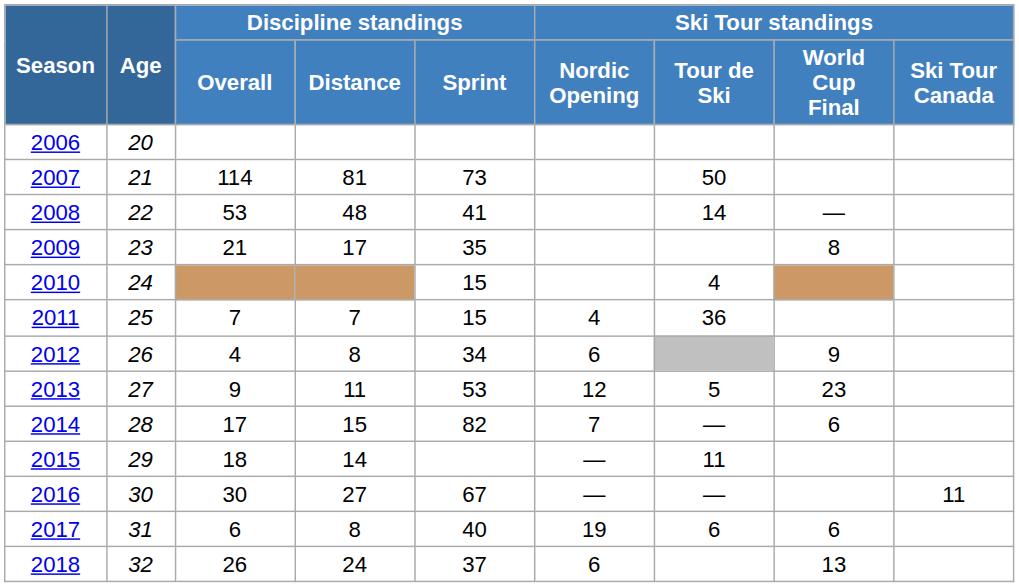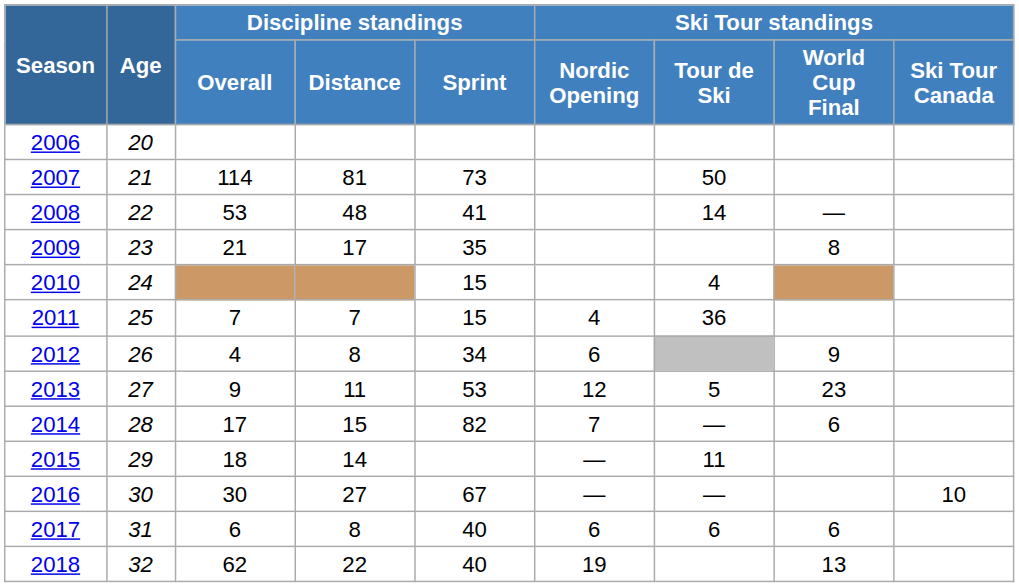(954, 494) 11 -> (954, 494) 10
(594, 529) 19 -> (594, 529) 6
(235, 564) 26 -> (235, 564) 62
(355, 564) 24 -> (355, 564) 22
(474, 564) 37 -> (474, 564) 40
(594, 564) 6 -> (594, 564) 19
